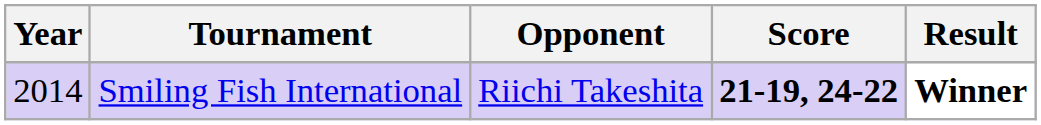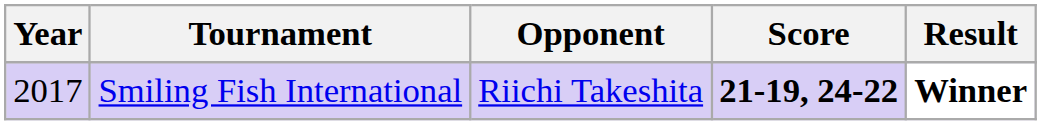(48, 90) 2014 -> (48, 90) 2017
